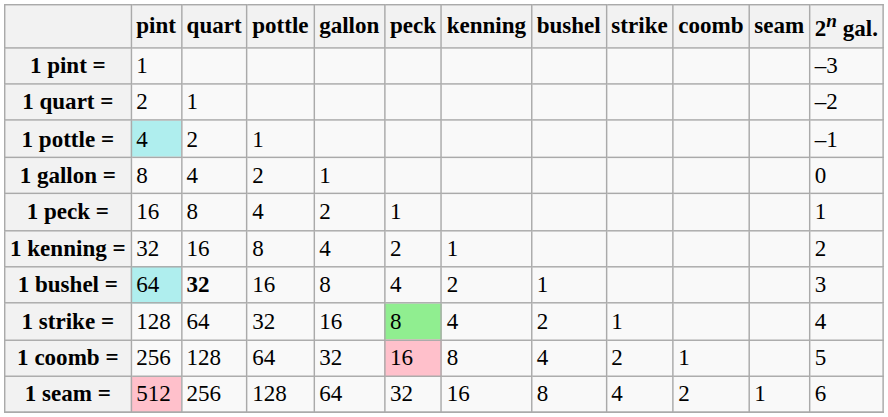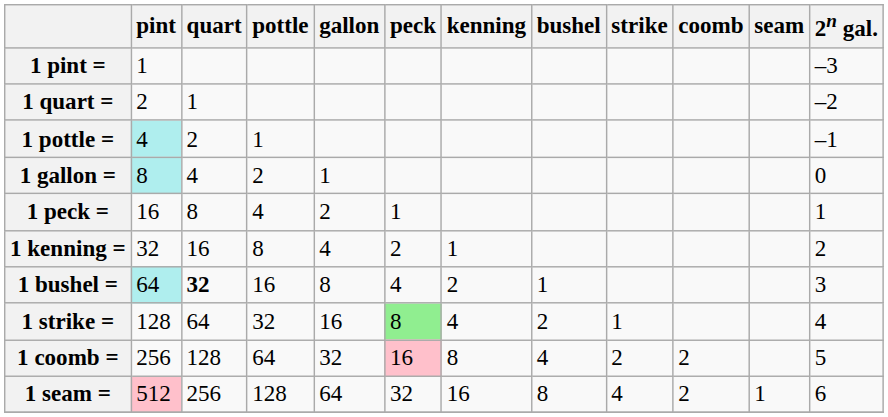(142, 175) no background -> (142, 175) paleturquoise background
(684, 357) 1 -> (684, 357) 2
